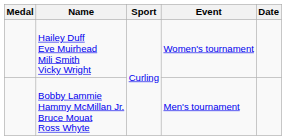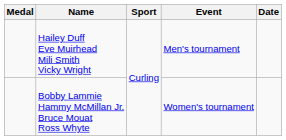(209, 49) Women's tournament -> (202, 49) Men's tournament
(202, 107) Men's tournament -> (209, 107) Women's tournament
